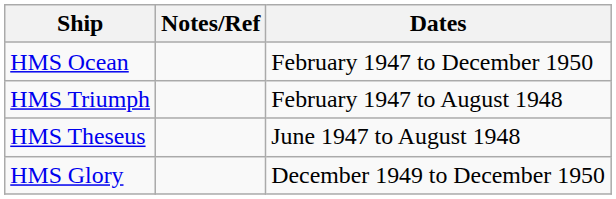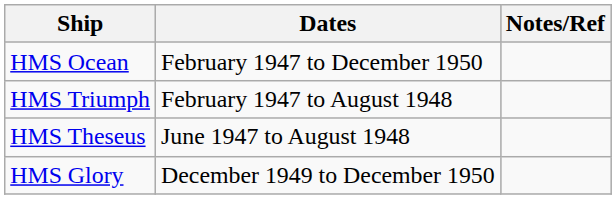columns swapped: (438, 23) <-> (211, 23)
